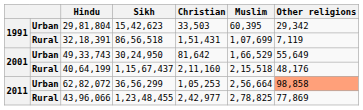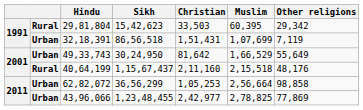(45, 26) Urban -> (45, 26) Rural
(45, 40) Rural -> (45, 40) Urban
(293, 84) lightsalmon background -> (293, 84) no background
(45, 98) Rural -> (45, 98) Urban
